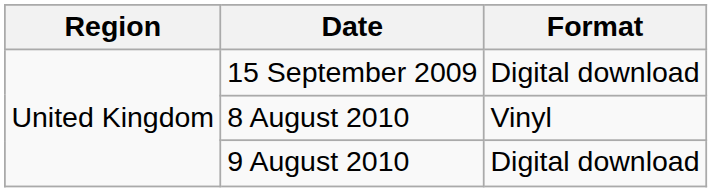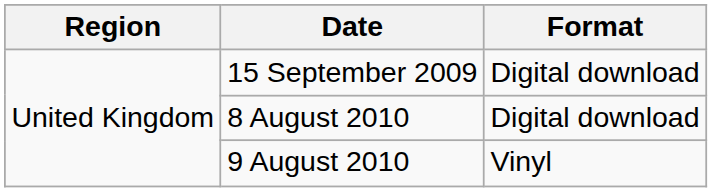(521, 117) Vinyl -> (595, 117) Digital download
(595, 162) Digital download -> (521, 162) Vinyl
